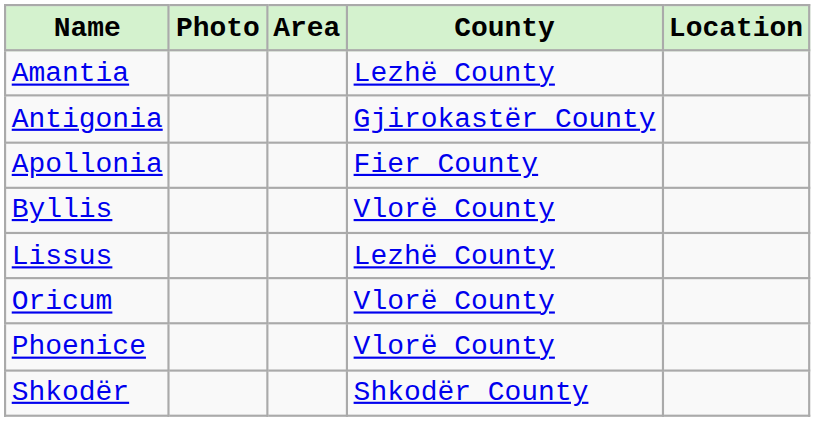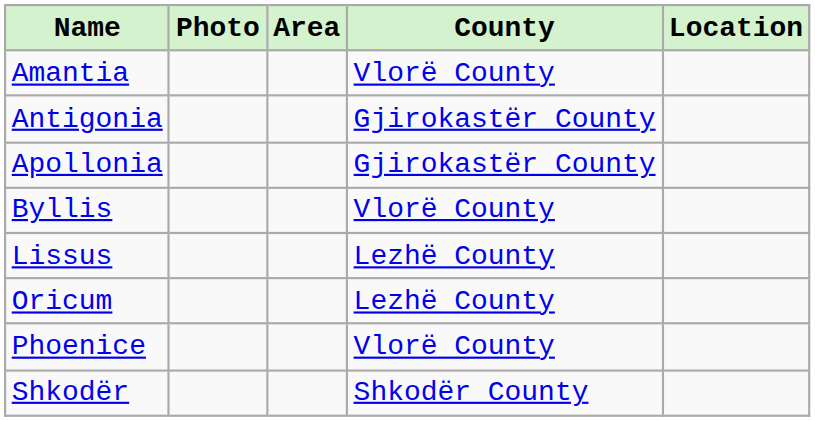(454, 73) Lezhë County -> (454, 73) Vlorë County
(446, 165) Fier County -> (505, 165) Gjirokastër County
(454, 301) Vlorë County -> (454, 301) Lezhë County
